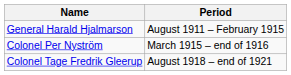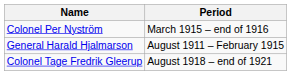rows swapped: (70, 29) <-> (55, 45)
